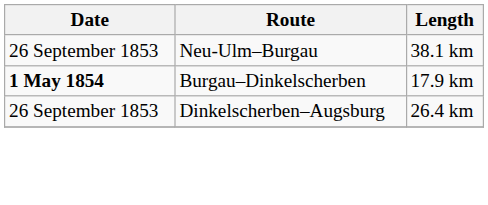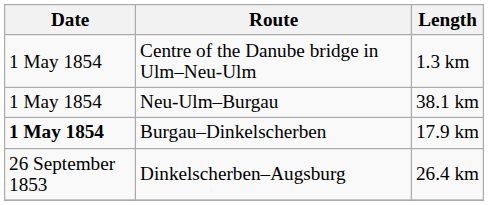+ row: (259, 60)
(84, 50) 26 September 1853 -> (55, 102) 1 May 1854
